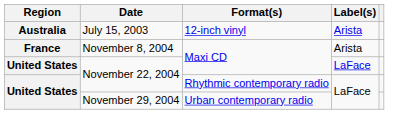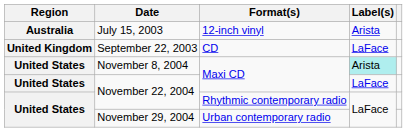+ row: (147, 48)
(42, 48) France -> (50, 65) United States
(348, 48) no background -> (366, 65) paleturquoise background
